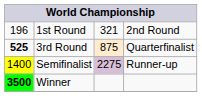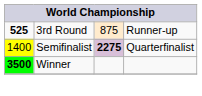- row: (61, 31)
(160, 48) Quarterfinalist -> (152, 31) Runner-up
(109, 66) normal -> (109, 48) bold
(152, 66) Runner-up -> (160, 48) Quarterfinalist
